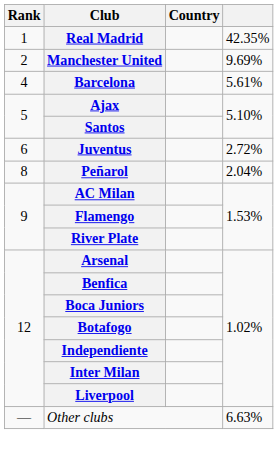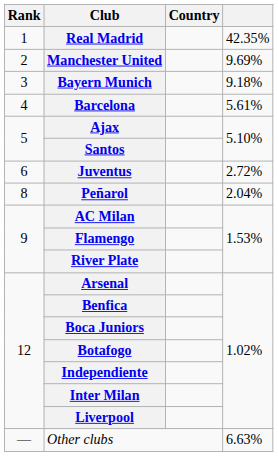+ row: (105, 82)
